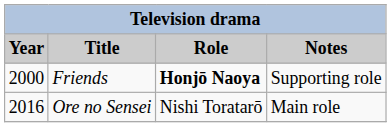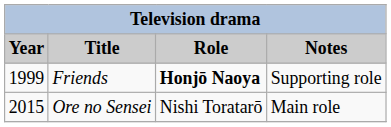(26, 77) 2000 -> (26, 77) 1999
(26, 107) 2016 -> (26, 107) 2015
